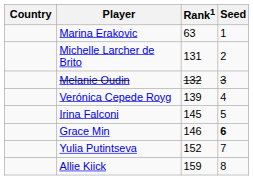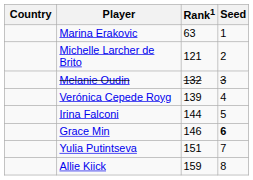(193, 56) 131 -> (193, 56) 121
(193, 114) 145 -> (193, 114) 144
(193, 149) 152 -> (193, 149) 151
